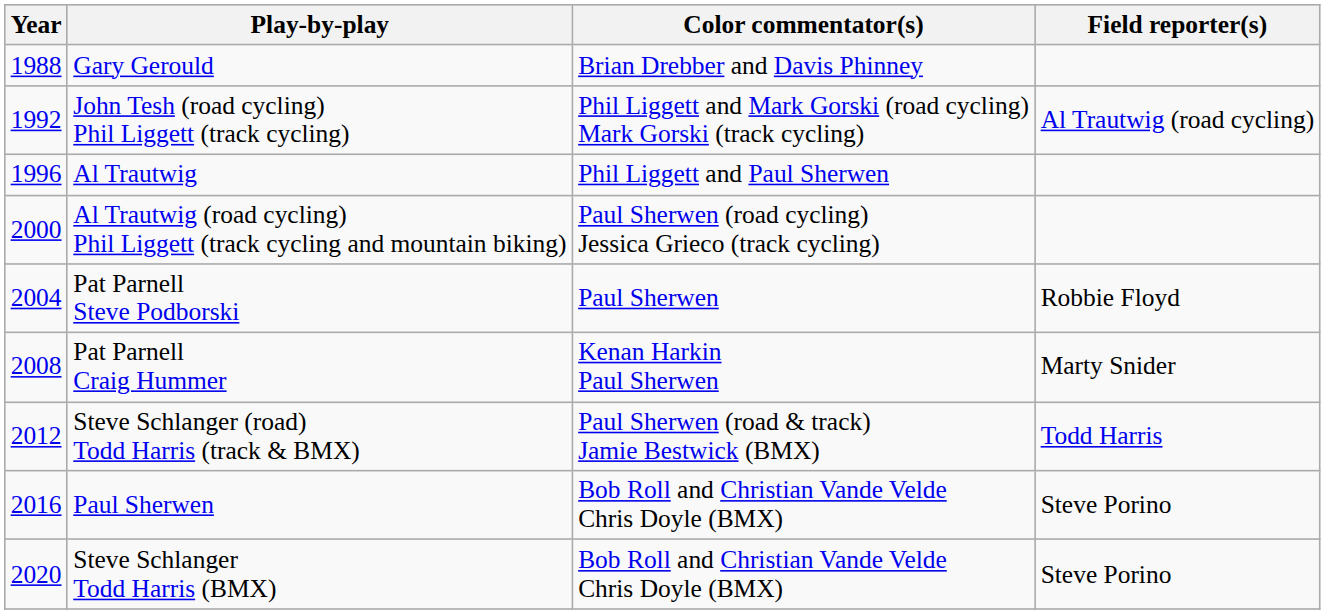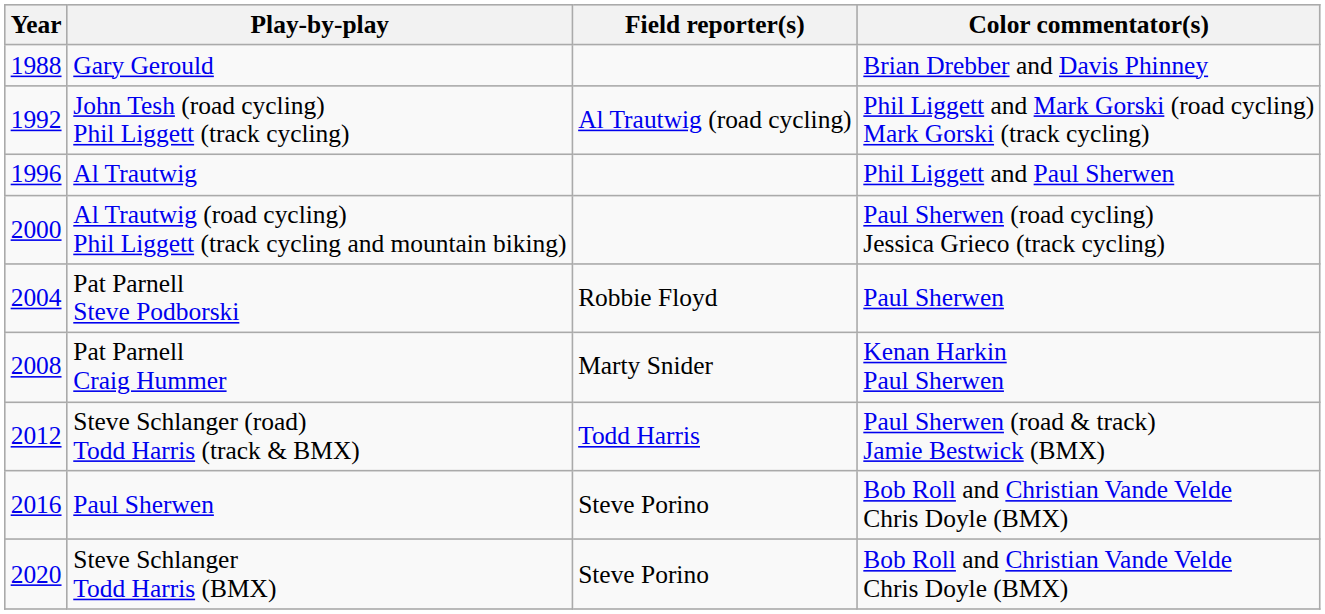columns swapped: (804, 24) <-> (1177, 24)
